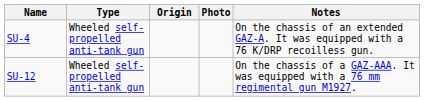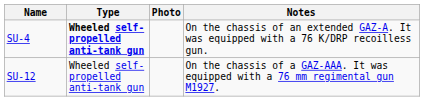- column: (174, 12)
(107, 39) normal -> (107, 39) bold
